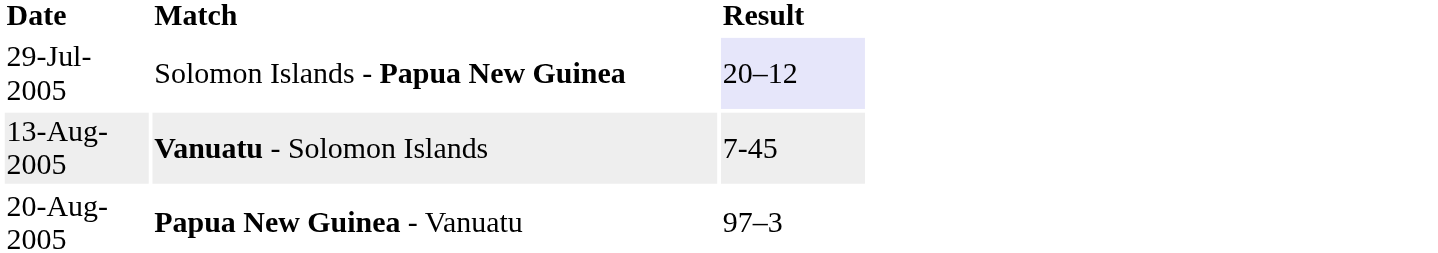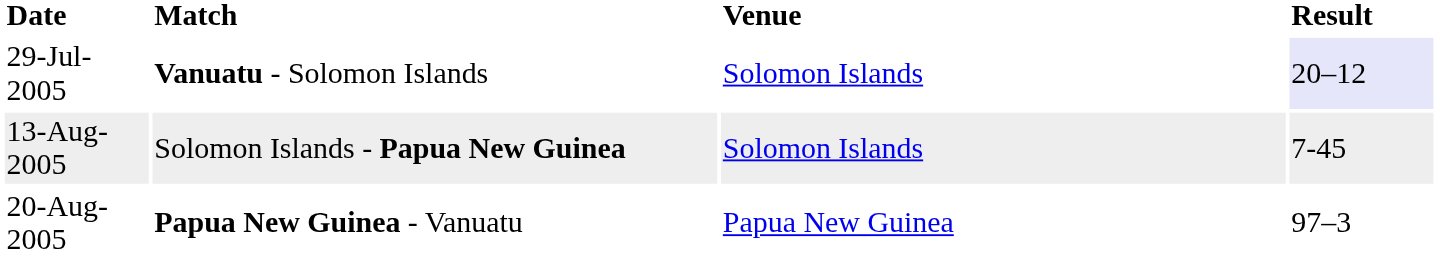+ column: (762, 15)
(390, 72) Solomon Islands - Papua New Guinea -> (321, 72) Vanuatu - Solomon Islands
(321, 147) Vanuatu - Solomon Islands -> (390, 147) Solomon Islands - Papua New Guinea
